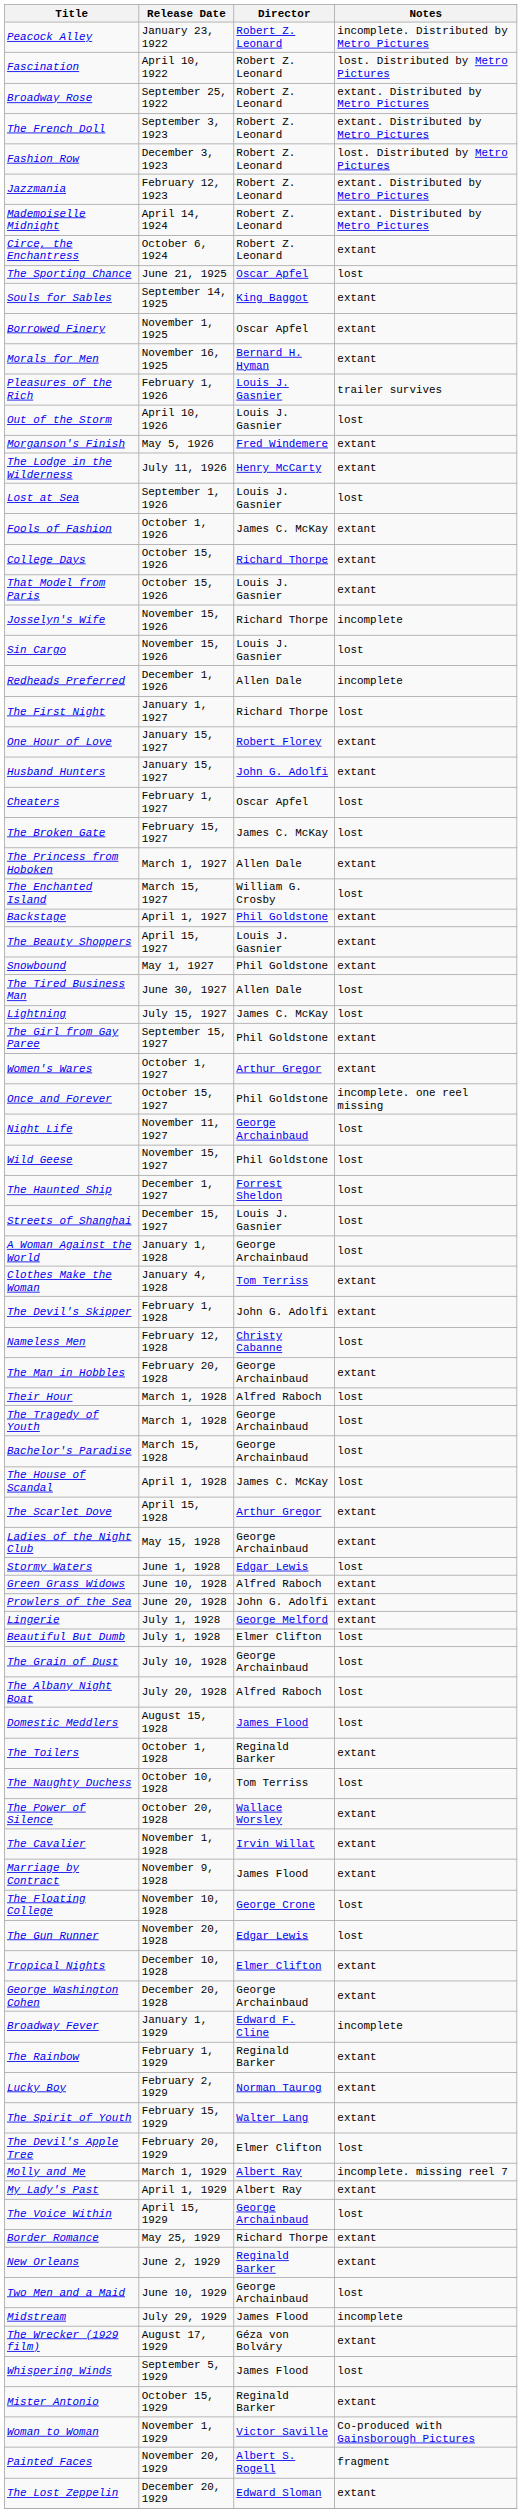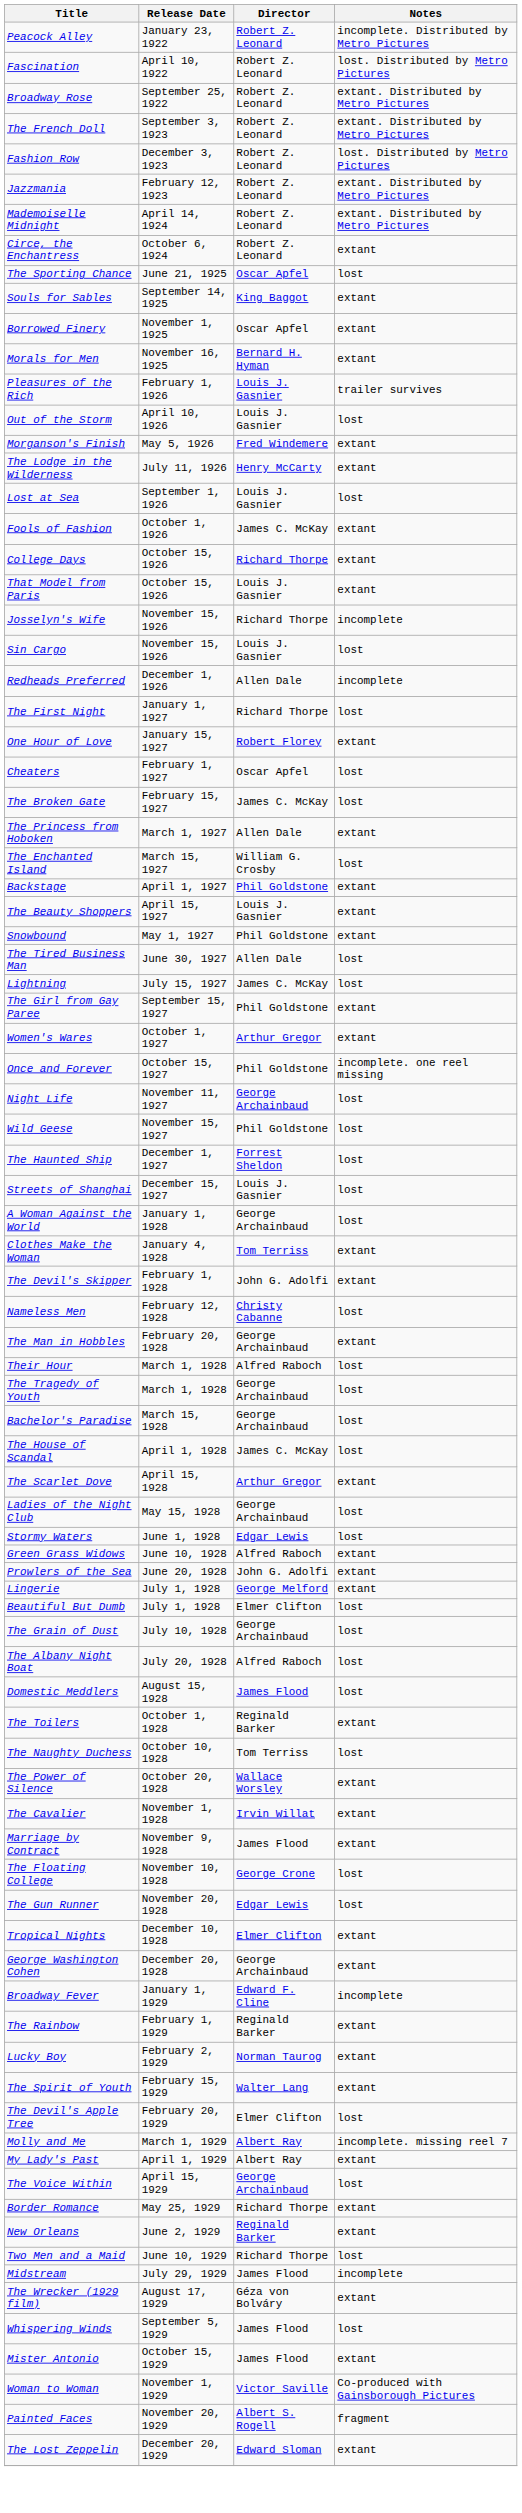- row: (56, 772)
(357, 1542) extant -> (350, 1512) lost
(272, 2293) George Archainbaud -> (282, 2256) Richard Thorpe
(263, 2402) Reginald Barker -> (272, 2359) James Flood
